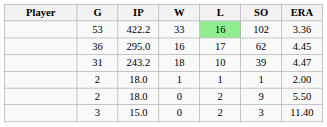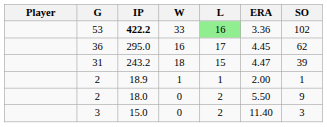columns swapped: (302, 12) <-> (261, 12)
(138, 29) normal -> (138, 29) bold
(220, 63) 10 -> (220, 63) 15
(138, 79) 18.0 -> (138, 79) 18.9
